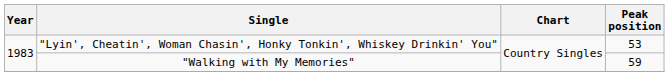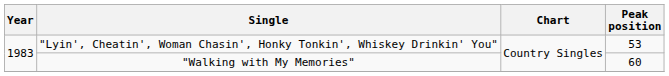(635, 62) 59 -> (635, 62) 60
